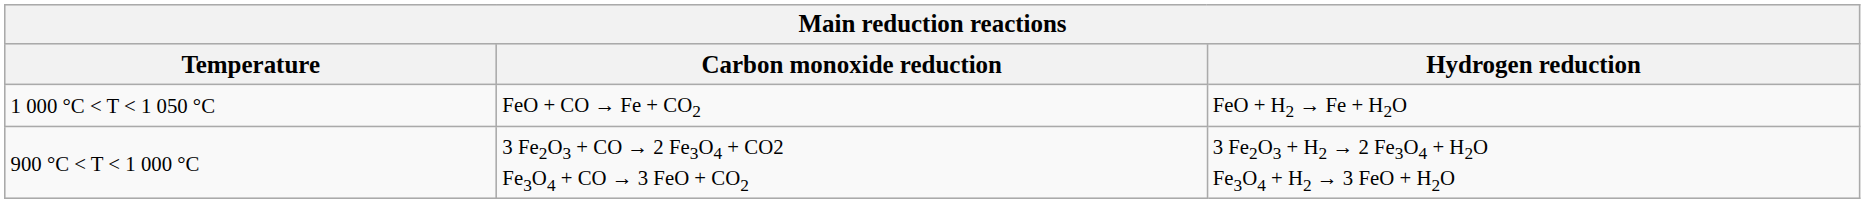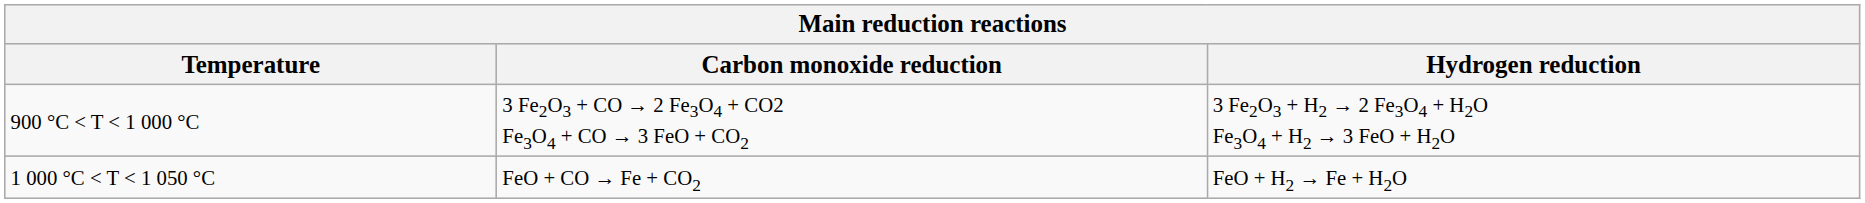rows swapped: (105, 163) <-> (113, 106)
